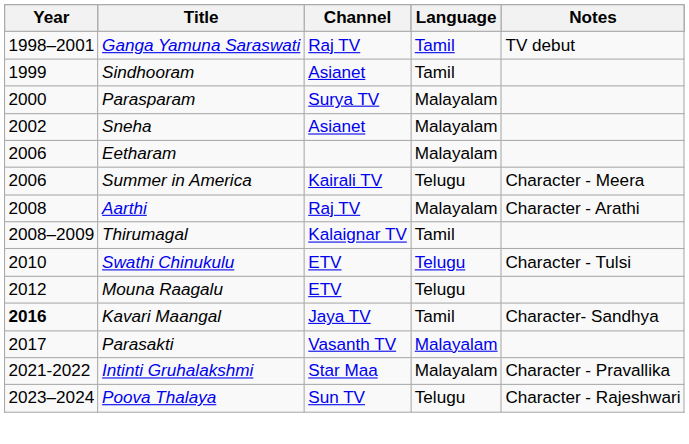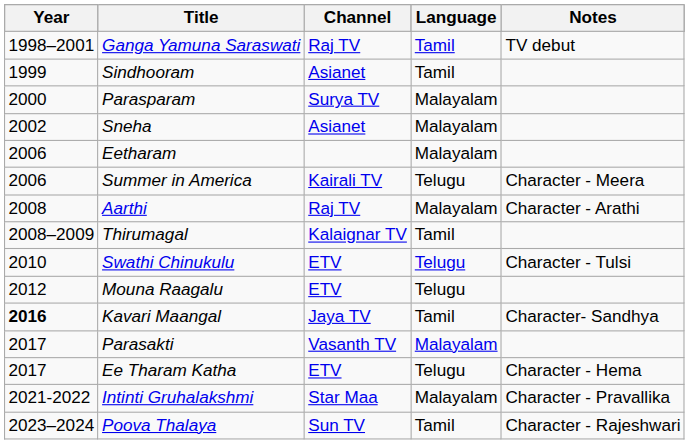+ row: (169, 371)
(440, 398) Telugu -> (435, 425) Tamil
